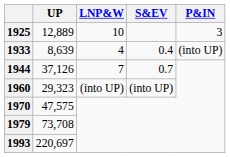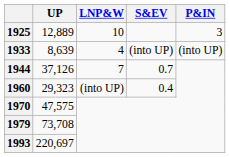(166, 50) 0.4 -> (151, 50) (into UP)
(151, 87) (into UP) -> (166, 87) 0.4
